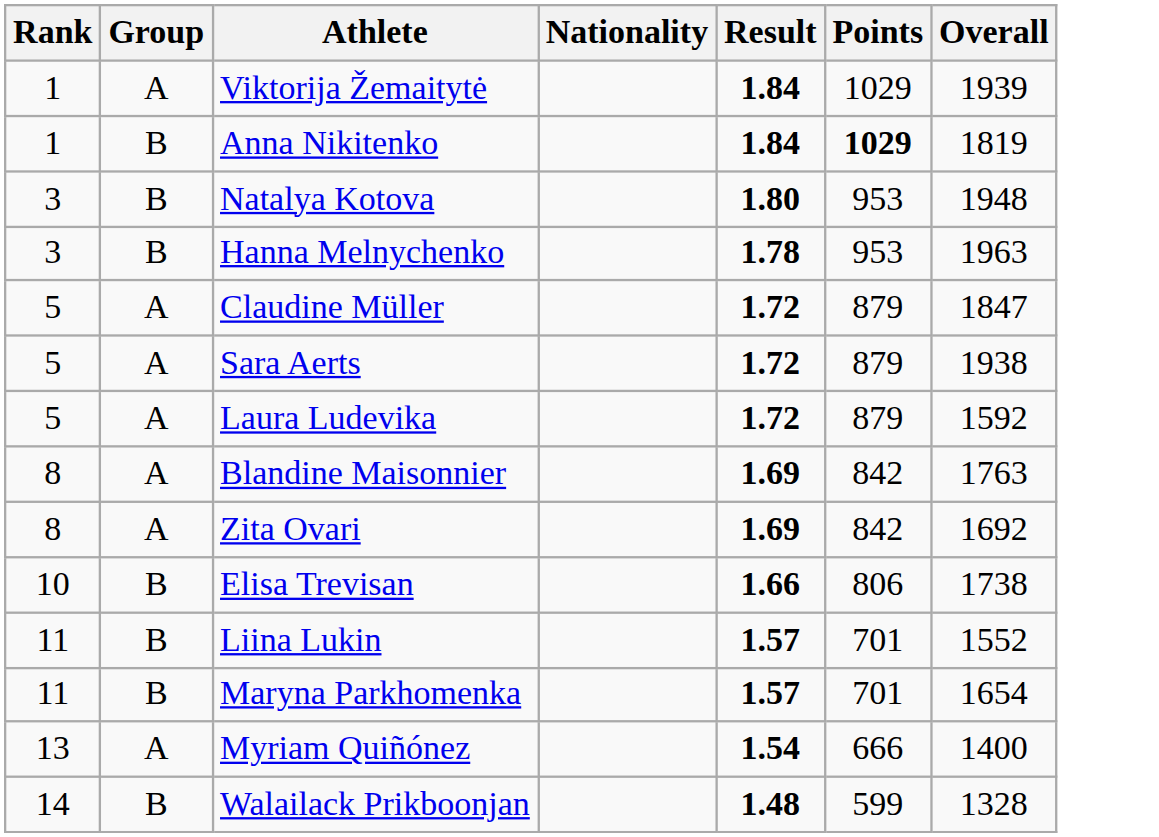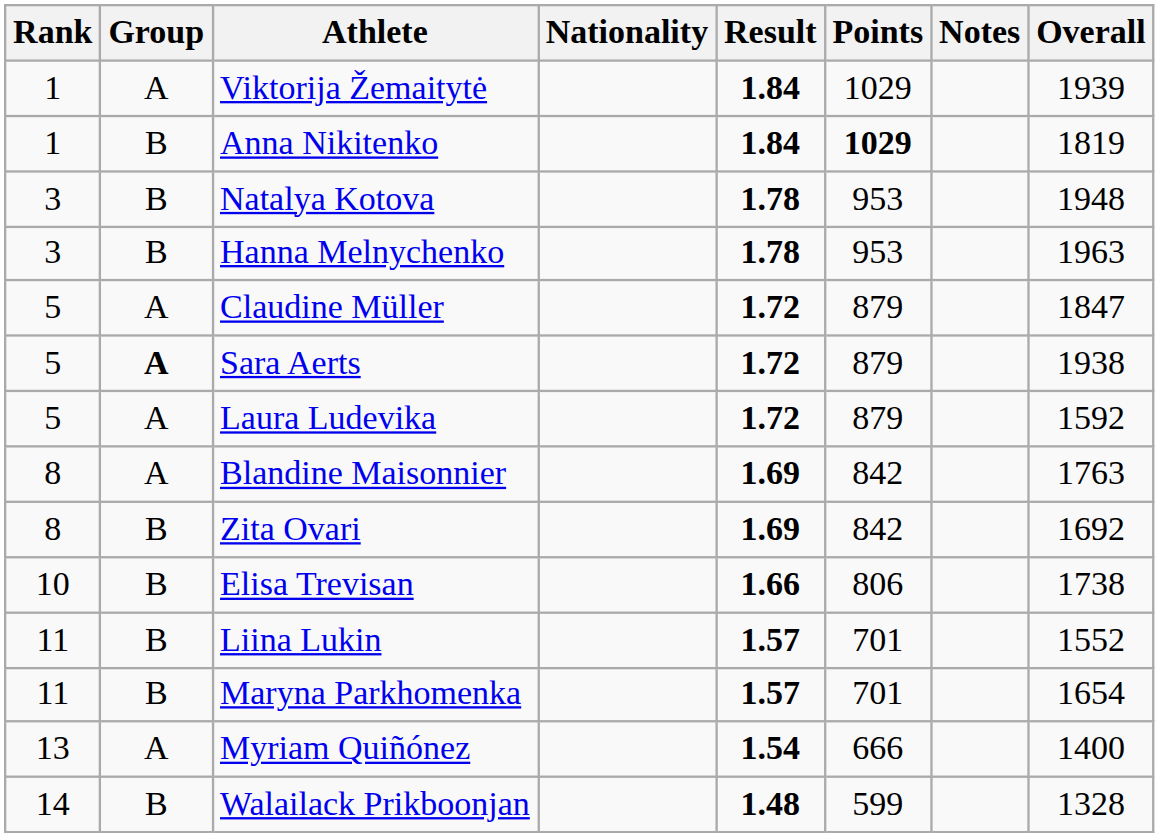+ column: (980, 31)
(770, 197) 1.80 -> (770, 197) 1.78
(156, 362) normal -> (156, 362) bold
(156, 528) A -> (156, 528) B
